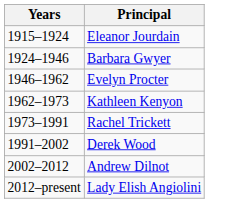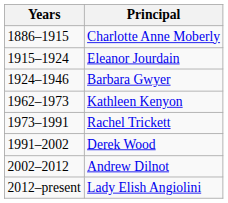+ row: (154, 36)
- row: (128, 79)
